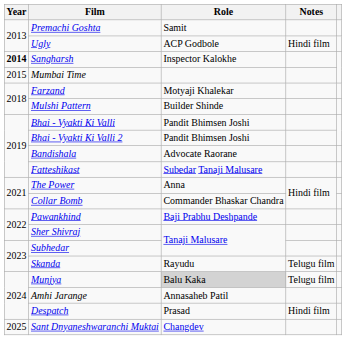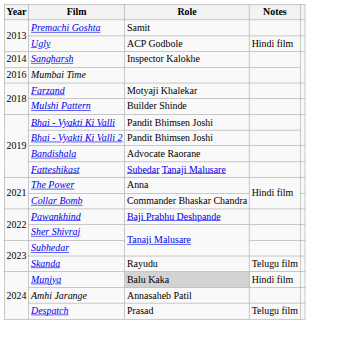(17, 59) bold -> (17, 59) normal
(17, 75) 2015 -> (17, 75) 2016
(311, 279) Telugu film -> (272, 279) Hindi film
(309, 311) Hindi film -> (275, 311) Telugu film
- row: (95, 327)
